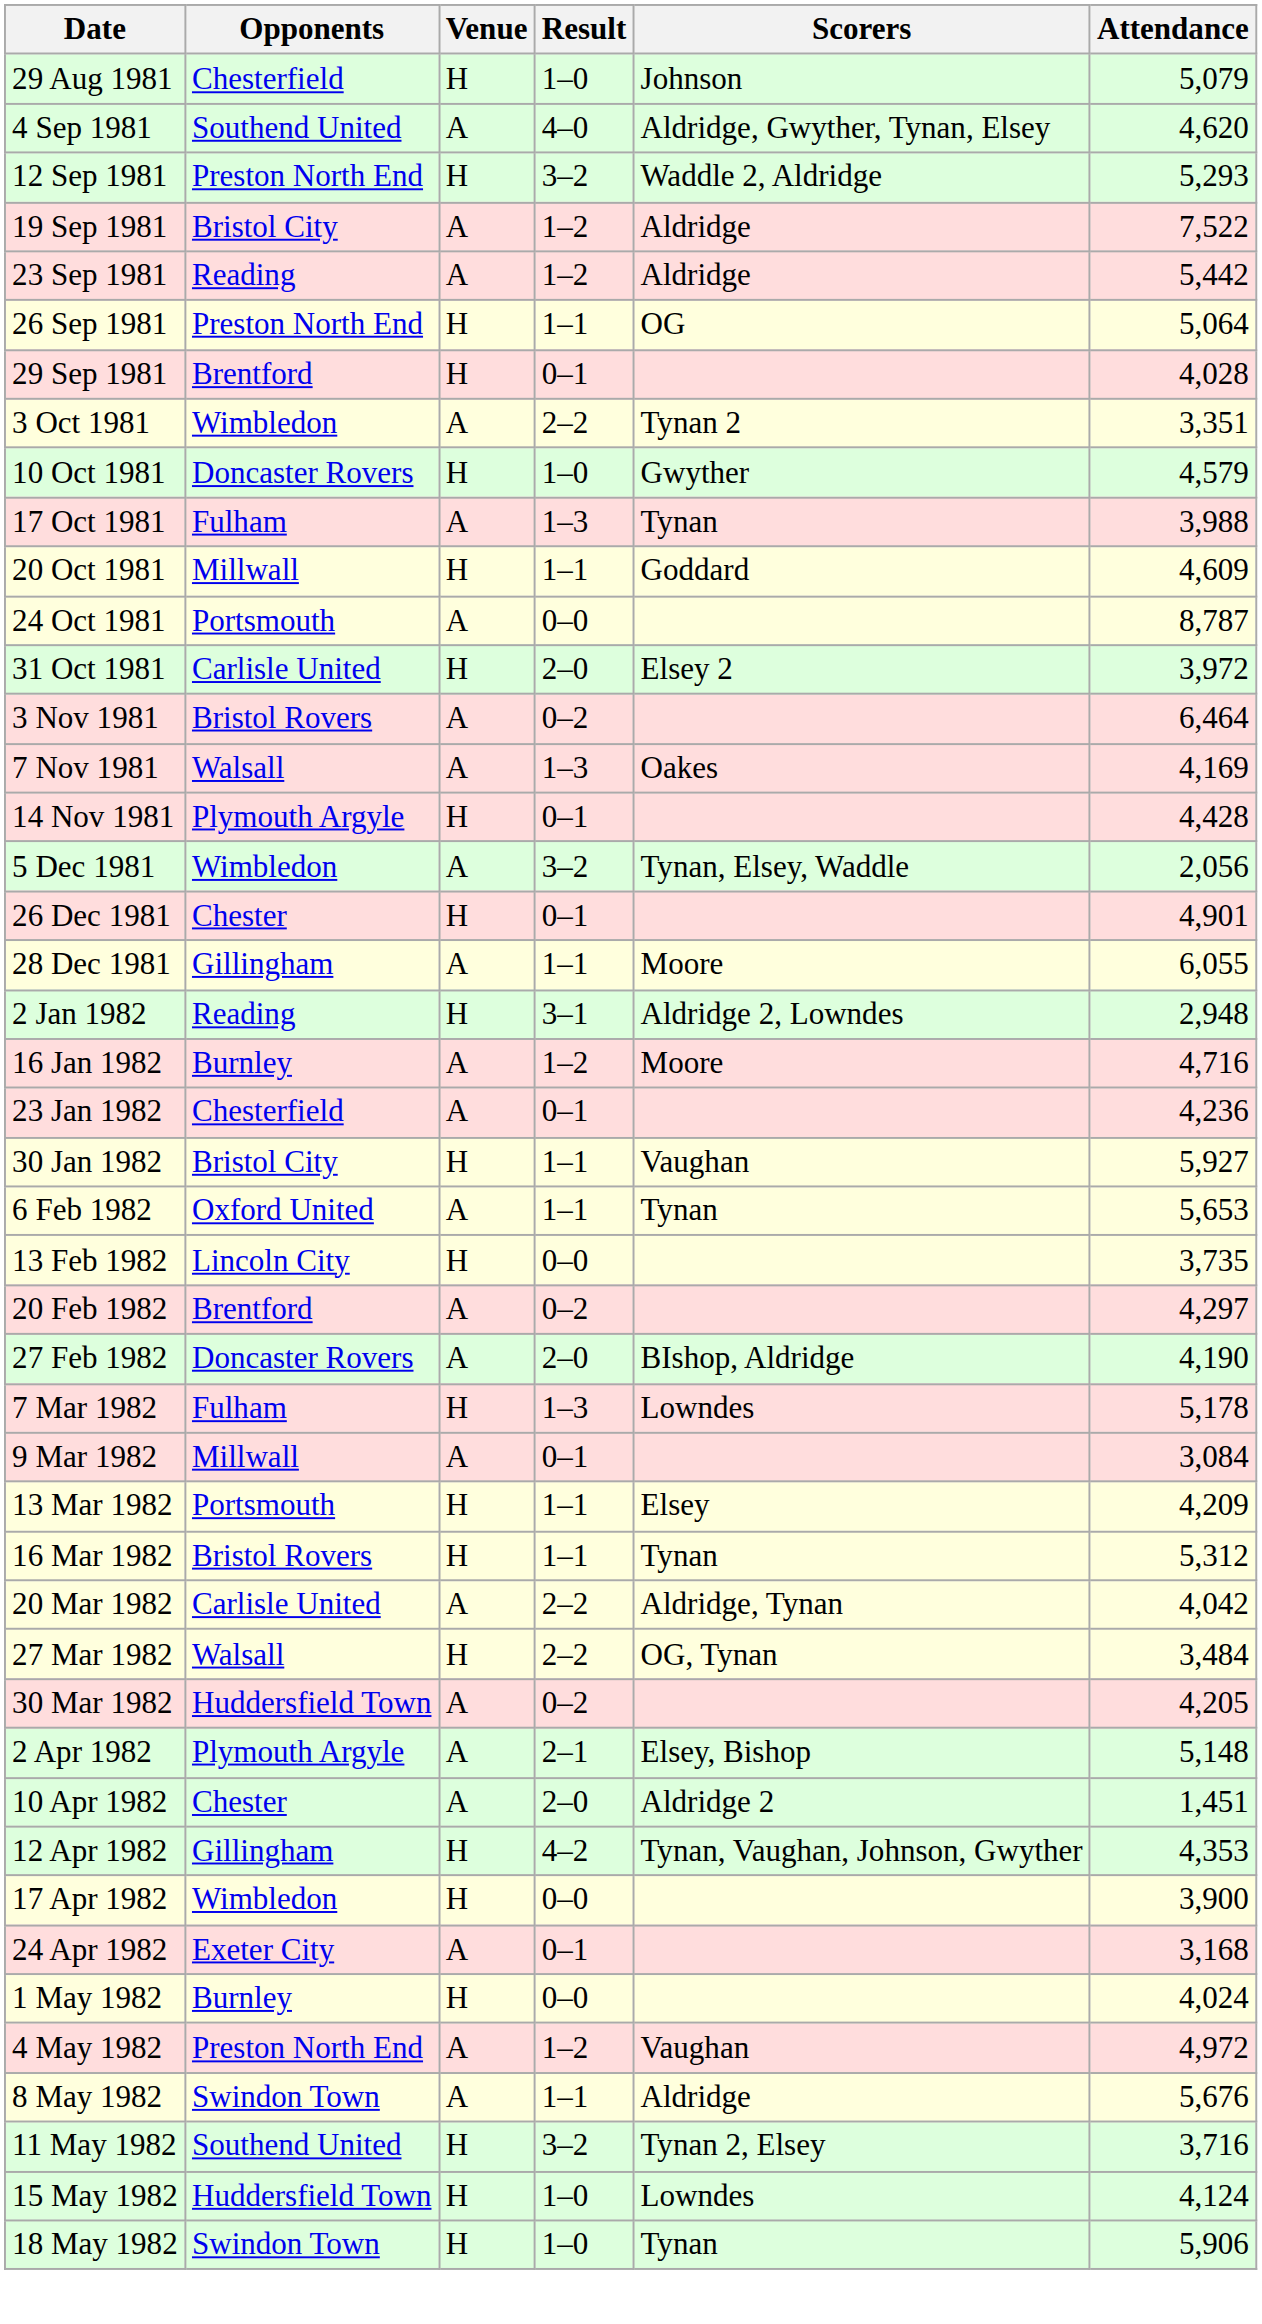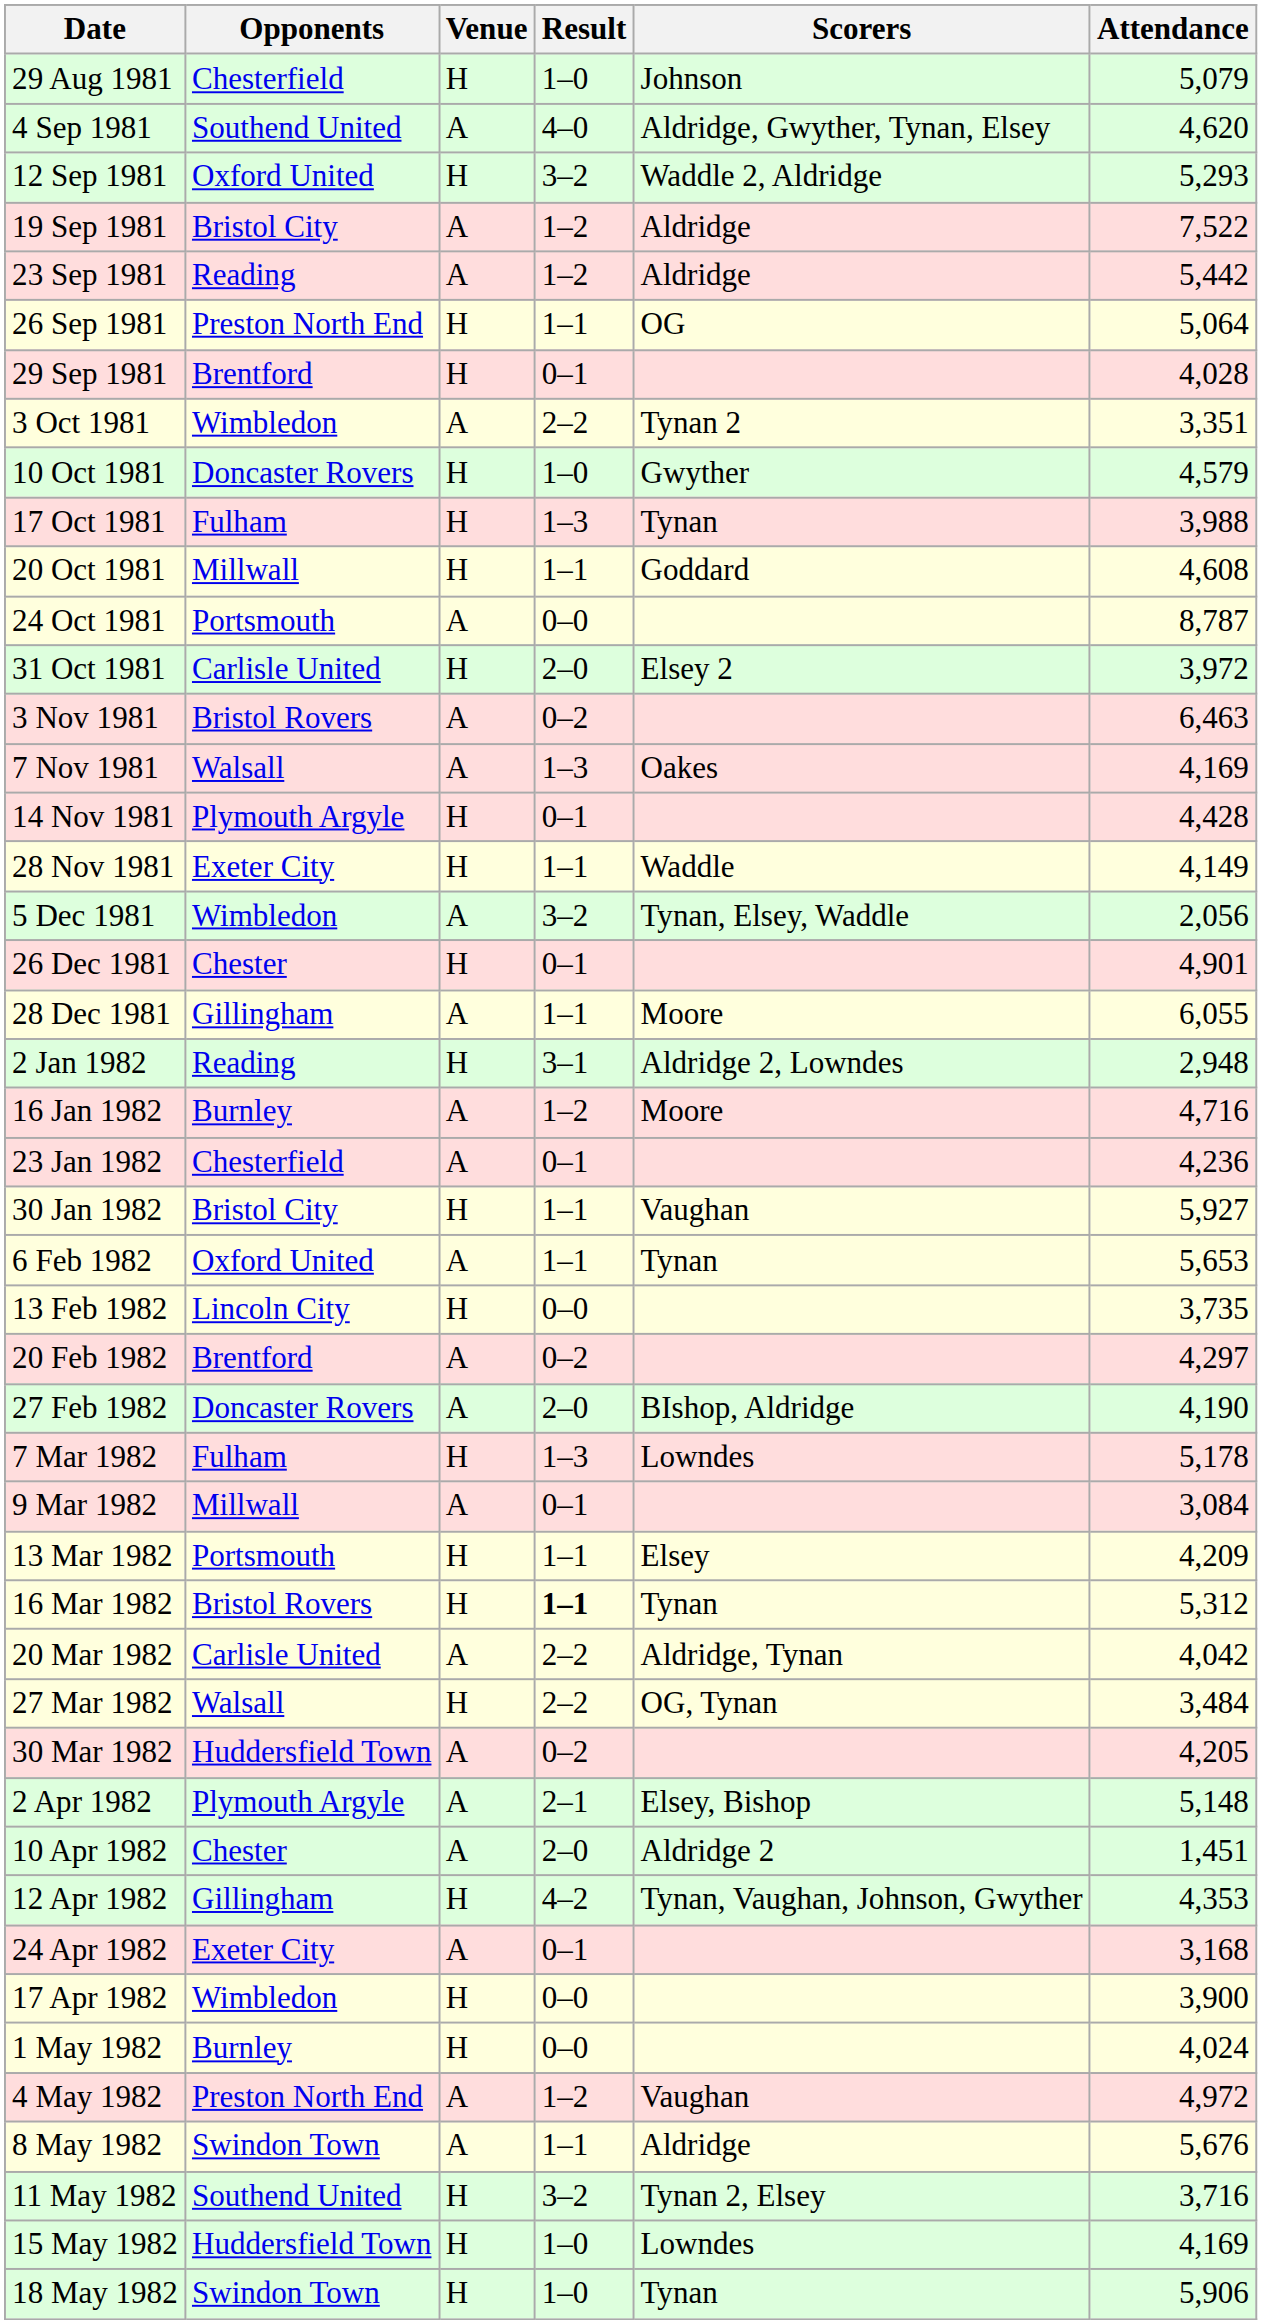(308, 176) Preston North End -> (283, 176) Oxford United
(457, 521) A -> (457, 521) H
(1214, 570) 4,609 -> (1214, 570) 4,608
(1214, 718) 6,464 -> (1214, 718) 6,463
+ row: (93, 865)
(565, 1555) normal -> (565, 1604) bold
rows swapped: (90, 1899) <-> (90, 1948)
(1214, 2195) 4,124 -> (1214, 2244) 4,169
